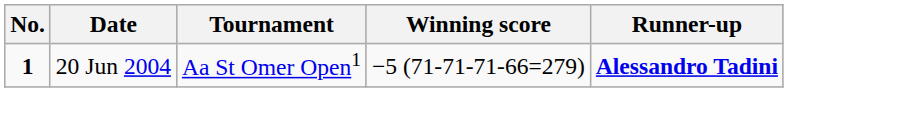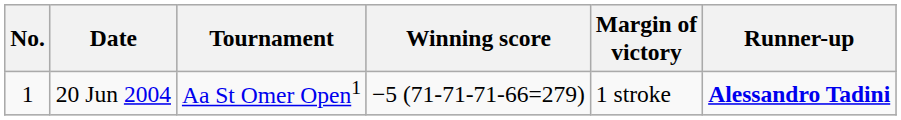+ column: (647, 38)
(28, 65) bold -> (28, 93) normal
